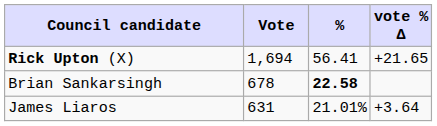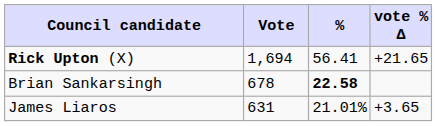(397, 108) +3.64 -> (397, 108) +3.65
